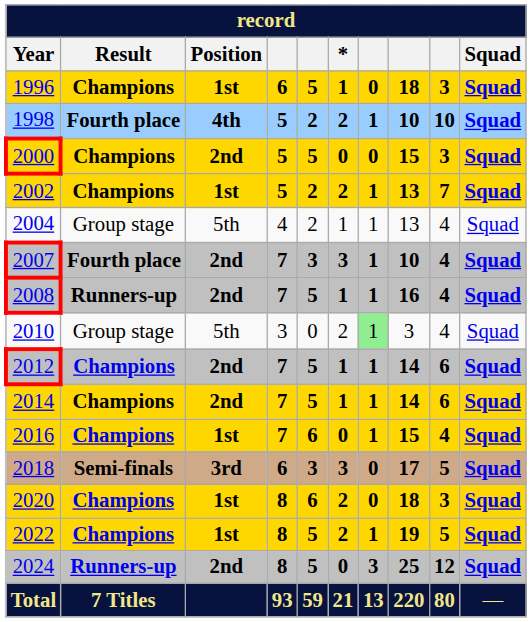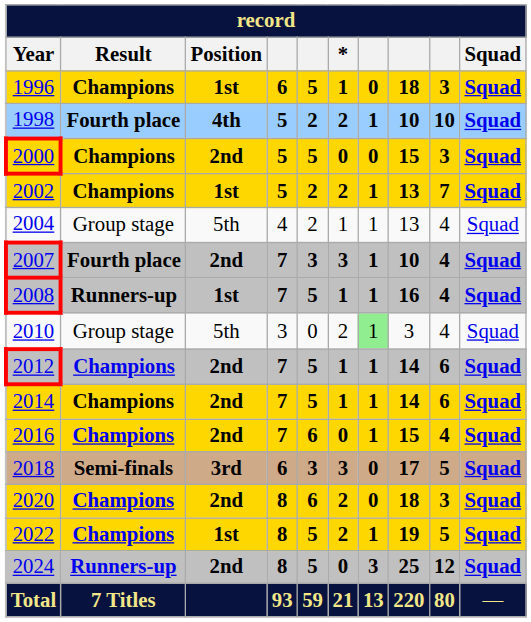(226, 295) 2nd -> (226, 295) 1st
(226, 435) 1st -> (226, 435) 2nd
(226, 501) 1st -> (226, 501) 2nd
